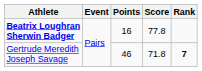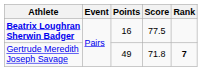(157, 31) 77.8 -> (157, 31) 77.5
(127, 55) 46 -> (127, 55) 49
